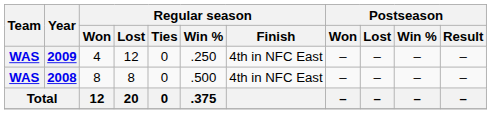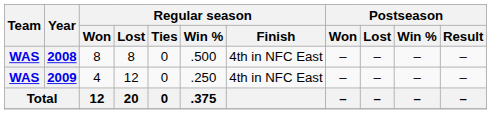rows swapped: (62, 78) <-> (62, 57)
